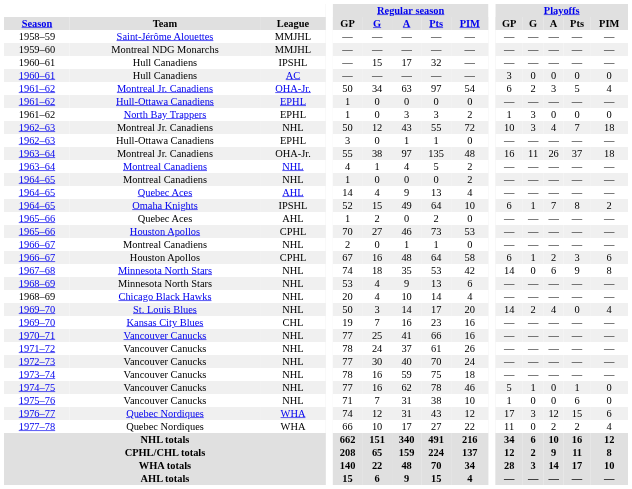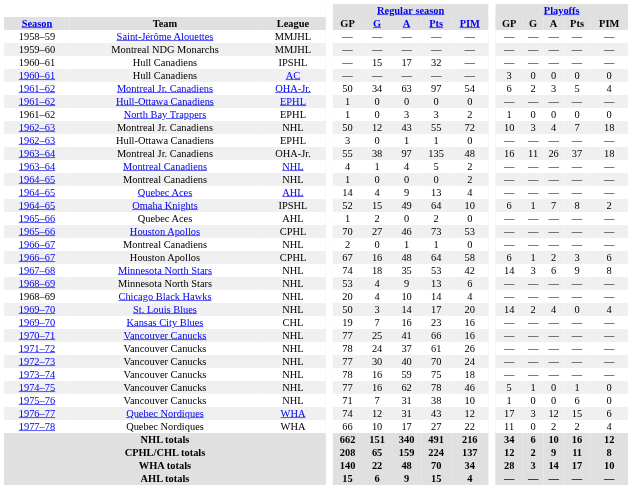(533, 114) 3 -> (533, 114) 0
(533, 270) 0 -> (533, 270) 3
